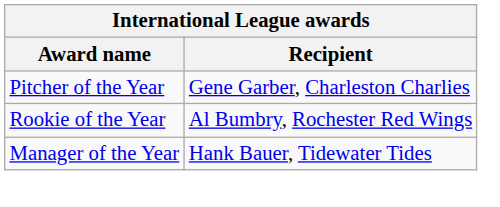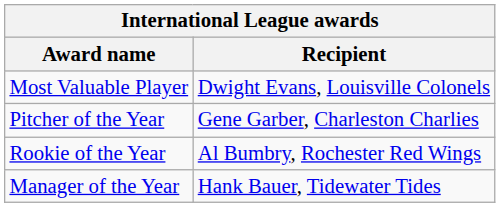+ row: (99, 86)
